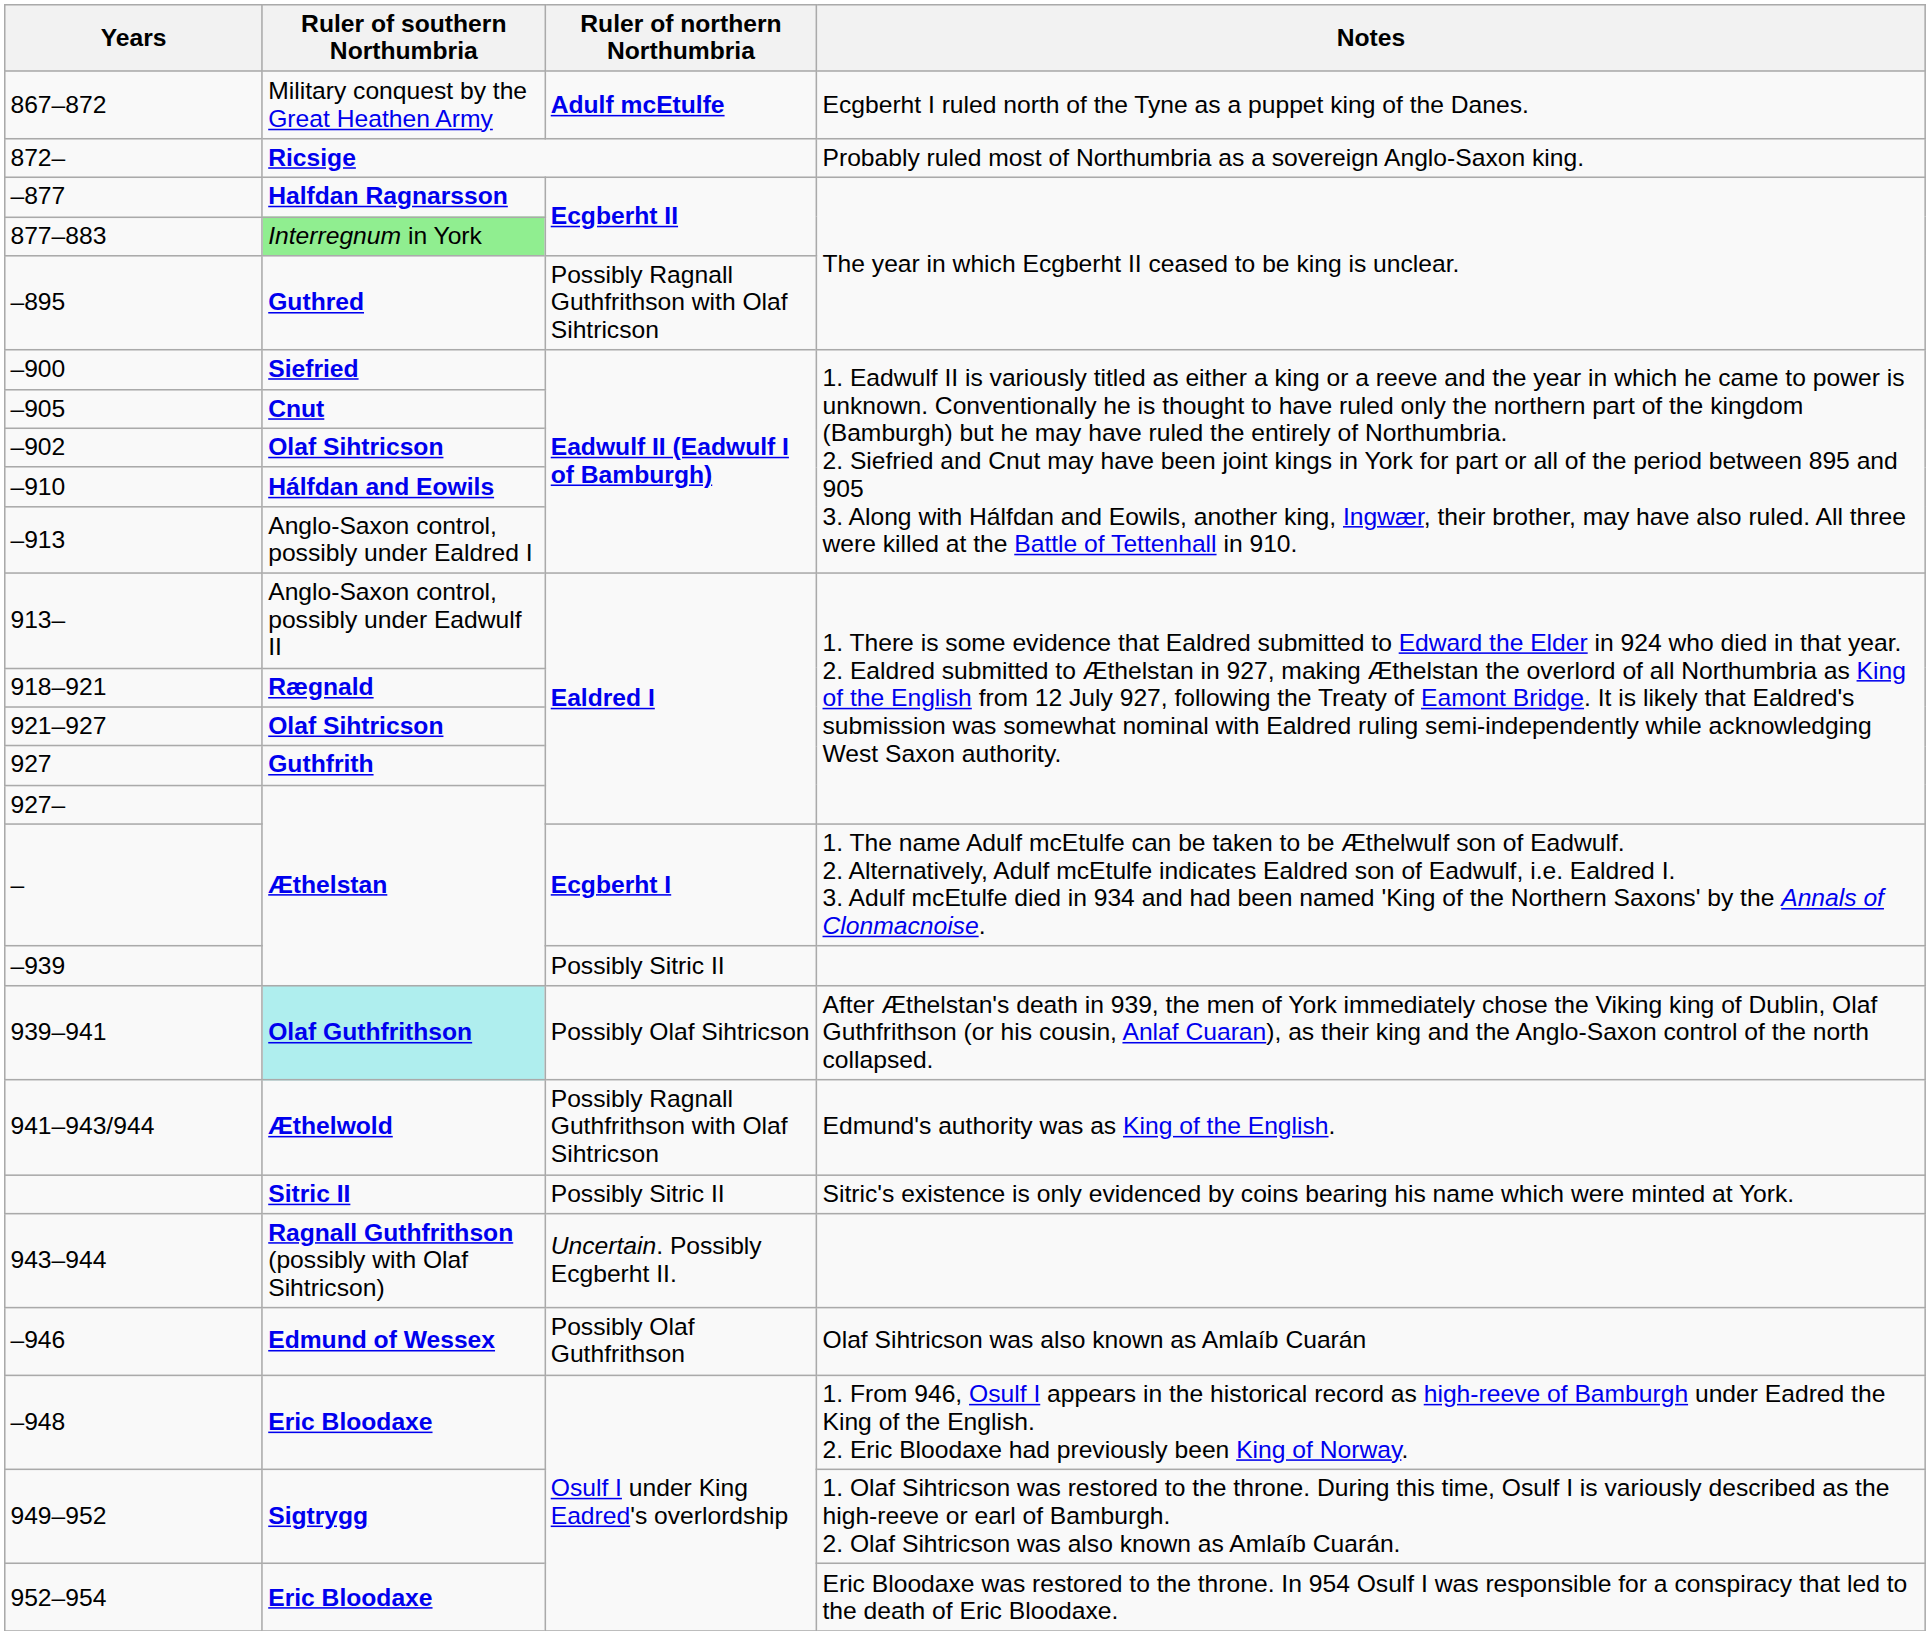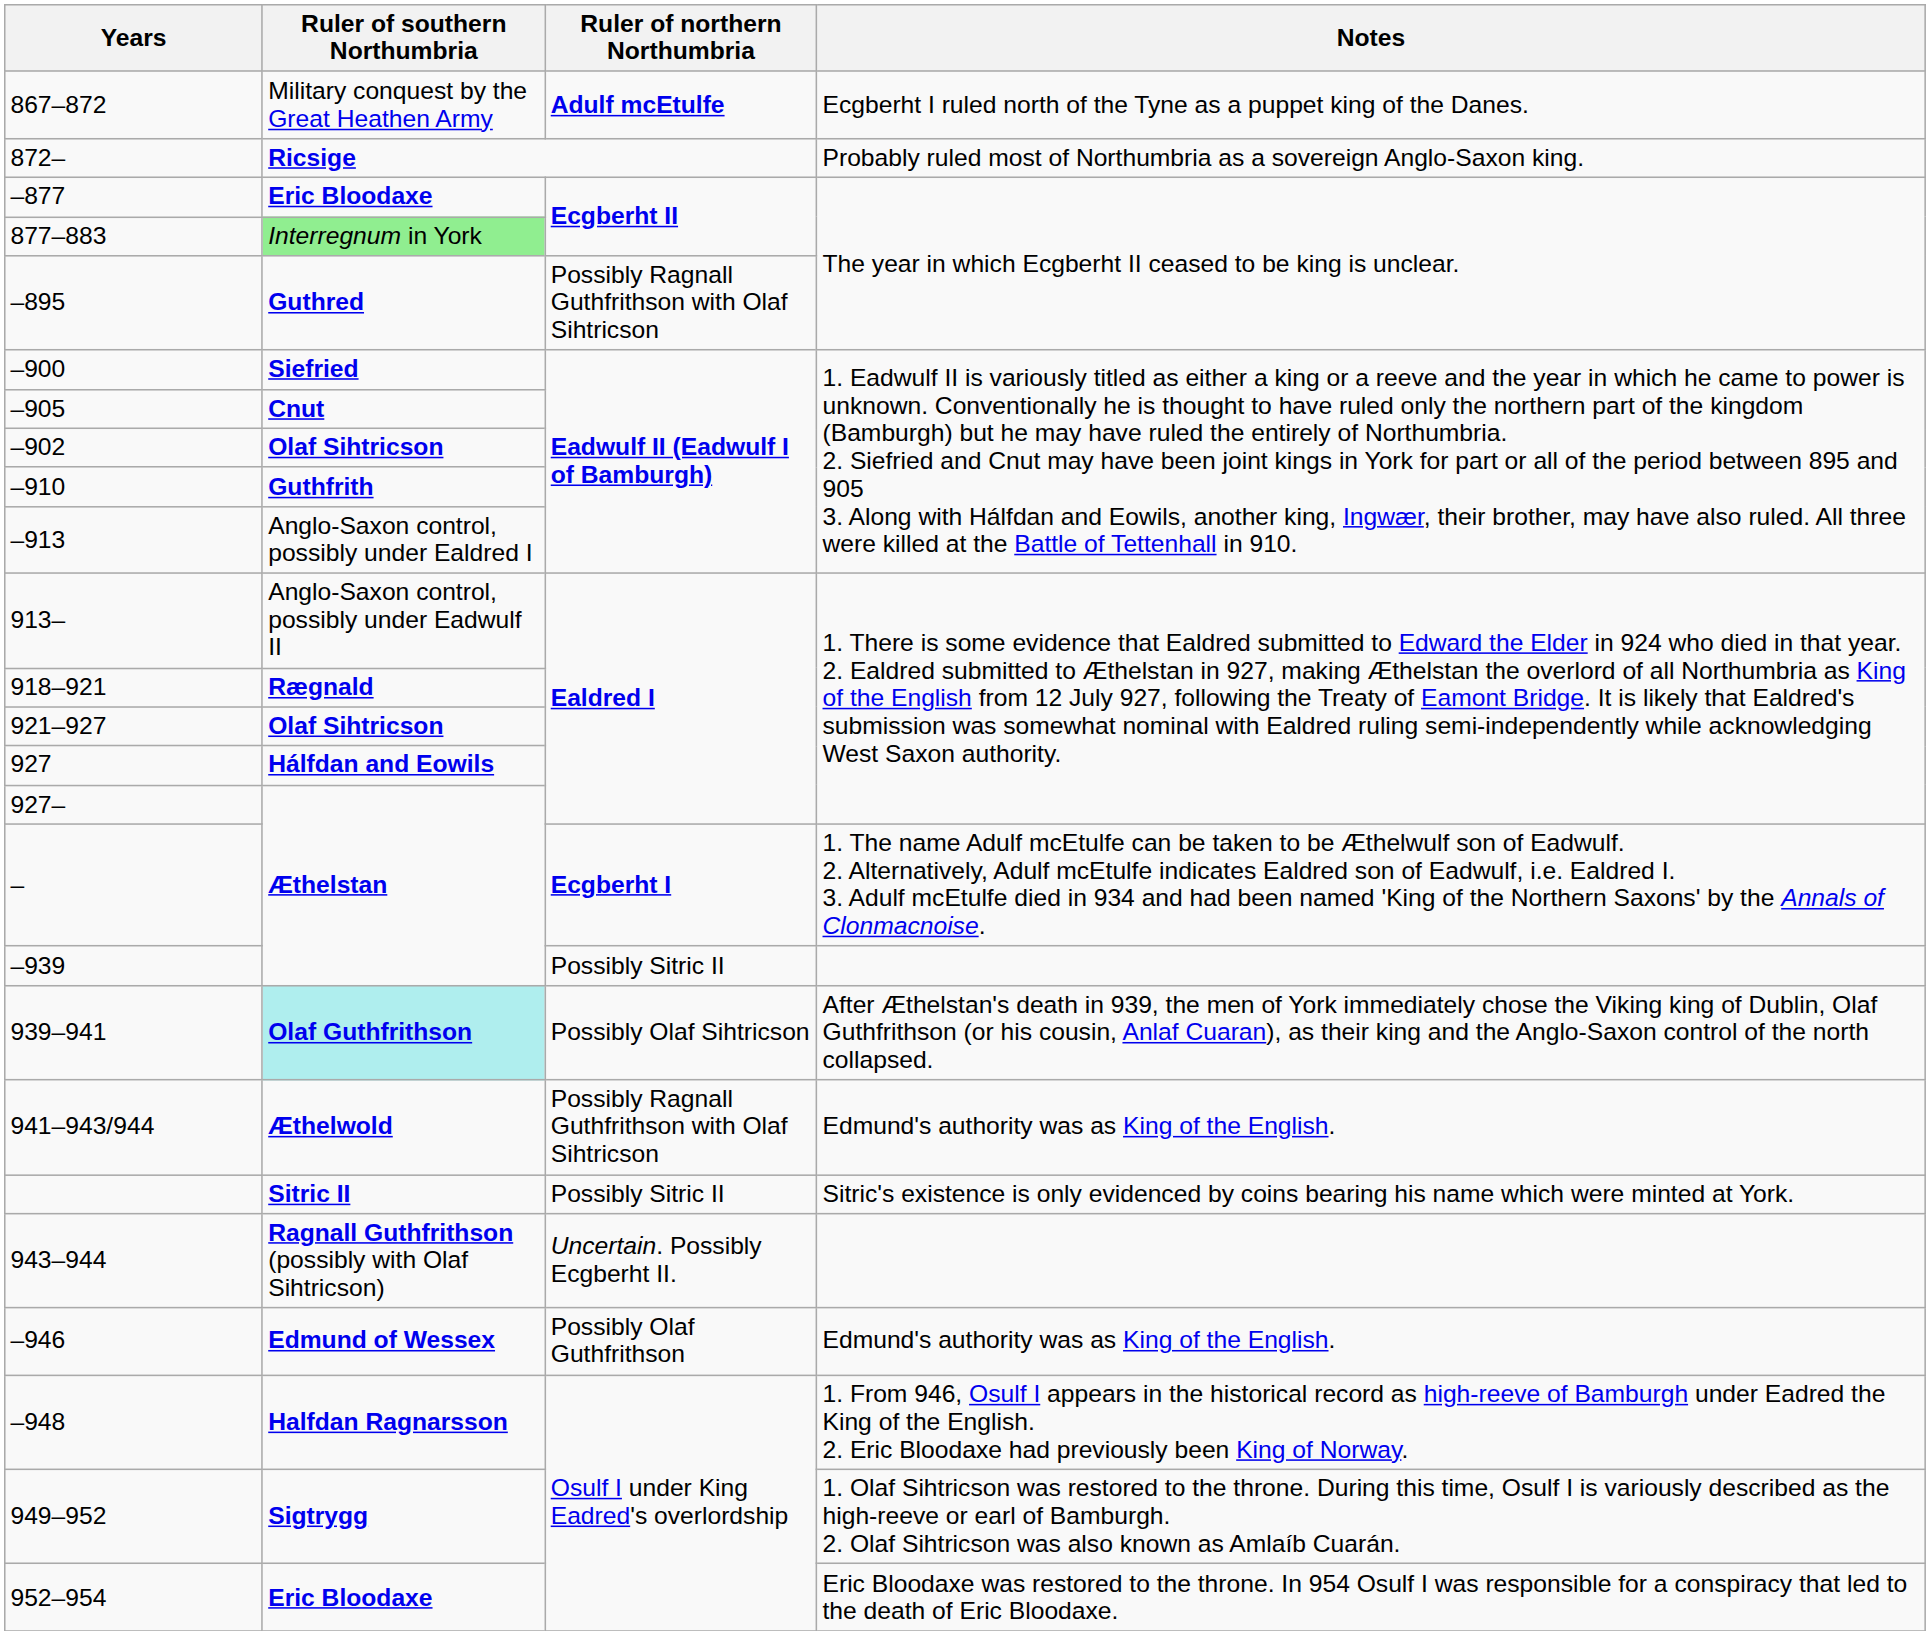(388, 196) Halfdan Ragnarsson -> (350, 196) Eric Bloodaxe
(381, 486) Hálfdan and Eowils -> (321, 486) Guthfrith
(321, 765) Guthfrith -> (381, 765) Hálfdan and Eowils
(1094, 1341) Olaf Sihtricson was also known as Amlaíb Cuarán -> (1079, 1341) Edmund's authority was as King of the English.
(350, 1421) Eric Bloodaxe -> (388, 1421) Halfdan Ragnarsson
